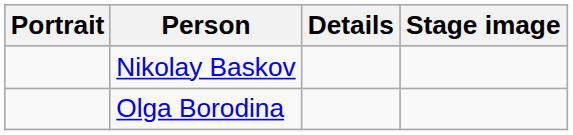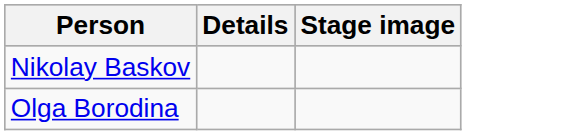- column: (58, 25)
